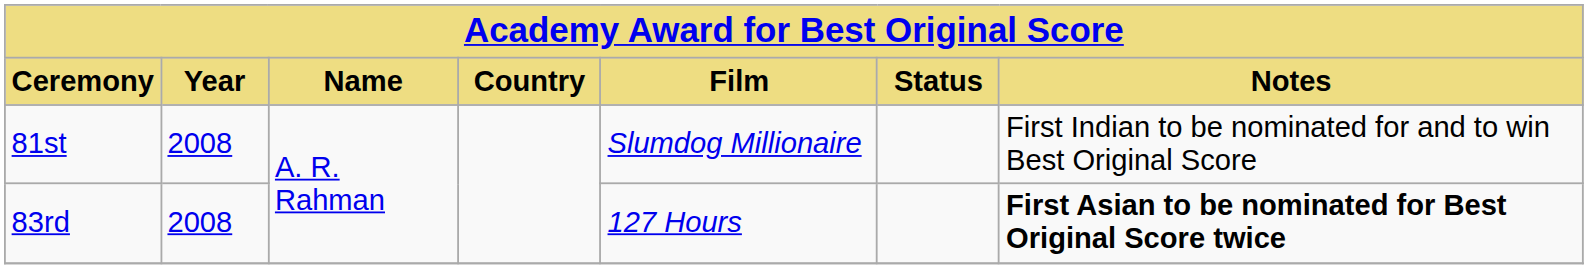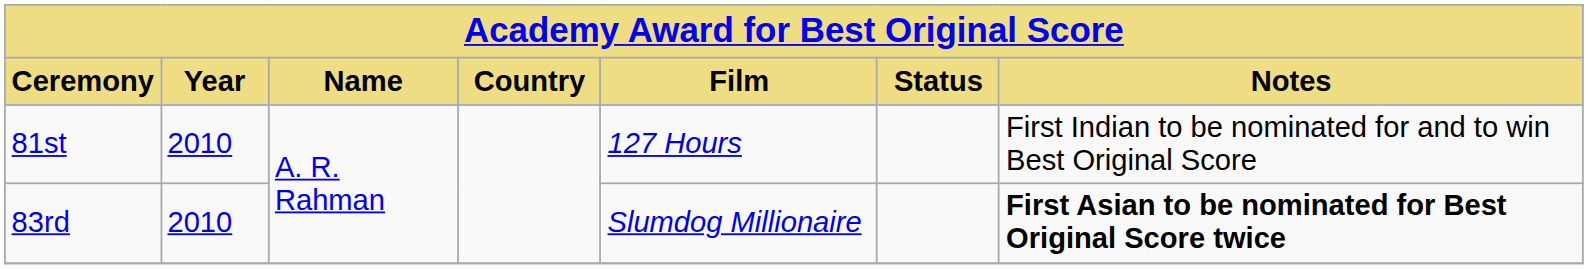(200, 143) 2008 -> (200, 143) 2010
(735, 143) Slumdog Millionaire -> (675, 143) 127 Hours
(200, 222) 2008 -> (200, 222) 2010
(675, 222) 127 Hours -> (735, 222) Slumdog Millionaire
